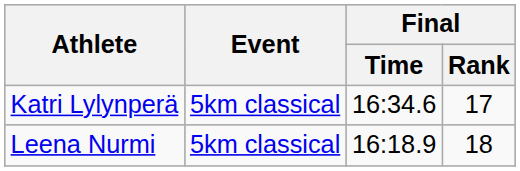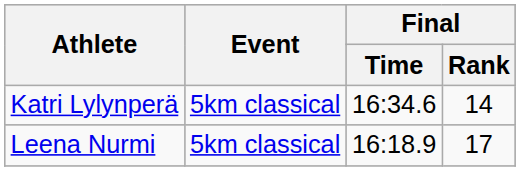(479, 104) 17 -> (479, 104) 14
(479, 144) 18 -> (479, 144) 17
